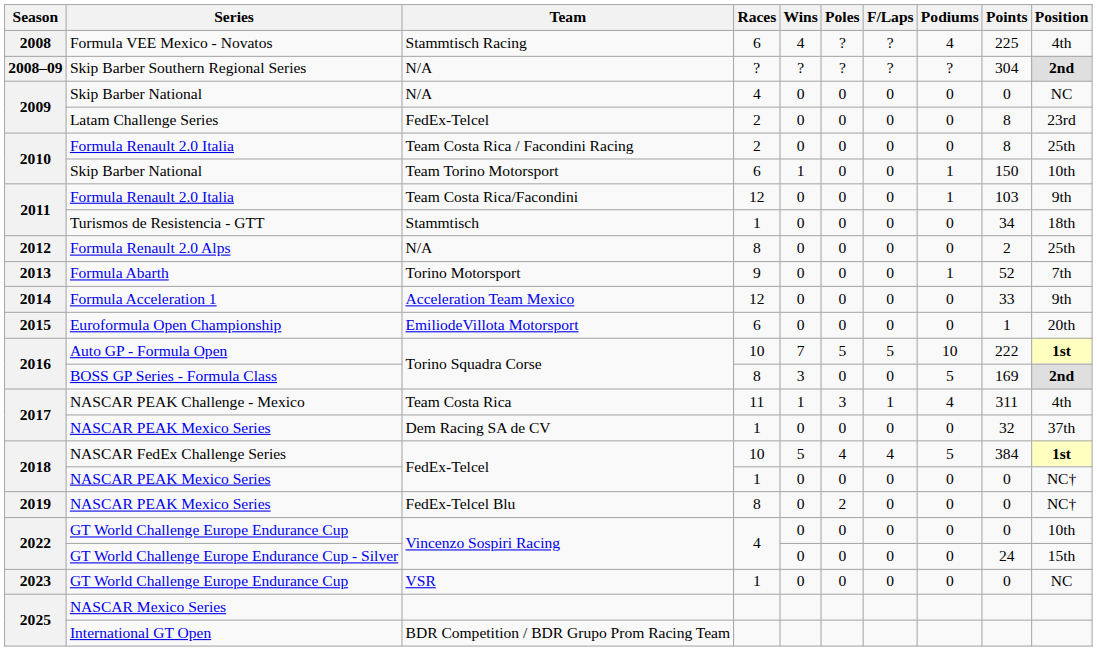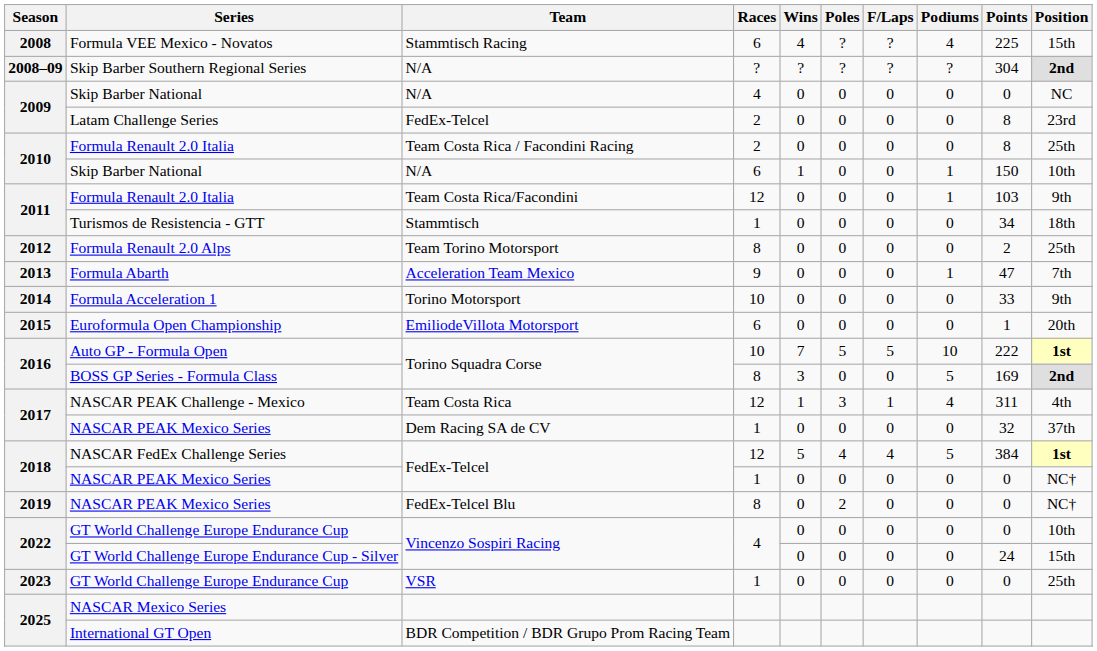(1062, 43) 4th -> (1062, 43) 15th
(482, 171) Team Torino Motorsport -> (419, 171) N/A
(419, 248) N/A -> (482, 248) Team Torino Motorsport
(463, 274) Torino Motorsport -> (490, 274) Acceleration Team Mexico
(1007, 274) 52 -> (1007, 274) 47
(490, 299) Acceleration Team Mexico -> (463, 299) Torino Motorsport
(757, 299) 12 -> (757, 299) 10
(757, 402) 11 -> (757, 402) 12
(757, 453) 10 -> (757, 453) 12
(1062, 582) NC -> (1062, 582) 25th
